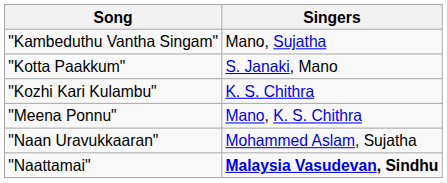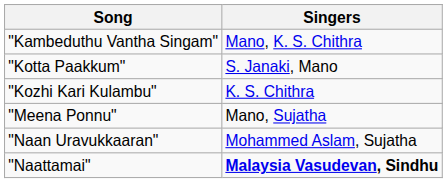(276, 42) Mano, Sujatha -> (294, 42) Mano, K. S. Chithra
(294, 116) Mano, K. S. Chithra -> (276, 116) Mano, Sujatha
